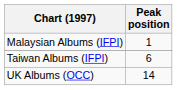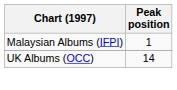- row: (57, 59)
